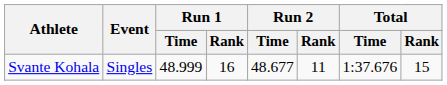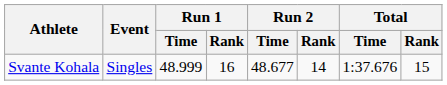(318, 67) 11 -> (318, 67) 14
